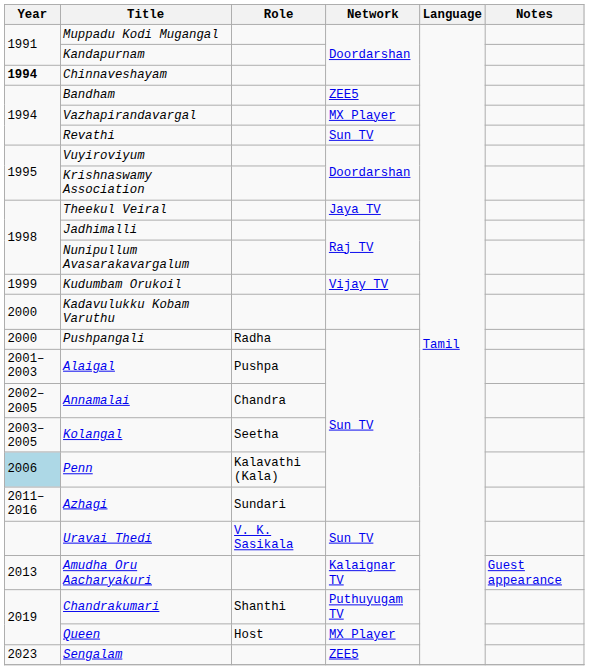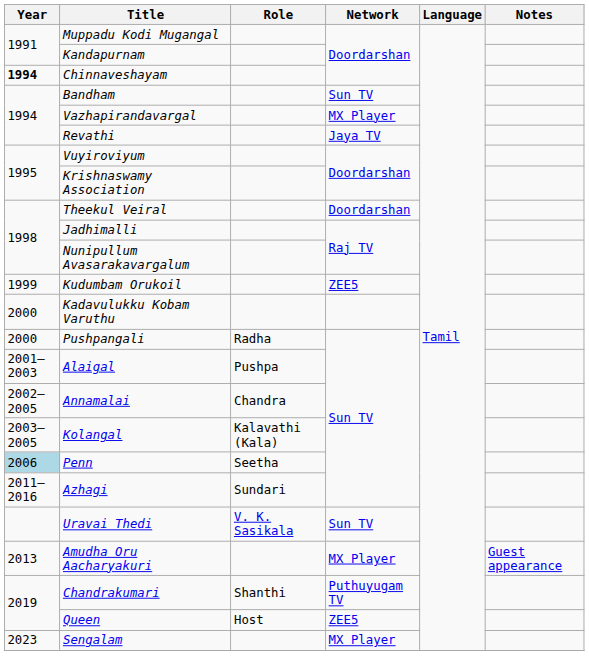(344, 95) ZEE5 -> (351, 95) Sun TV
(351, 135) Sun TV -> (355, 135) Jaya TV
(355, 210) Jaya TV -> (370, 210) Doordarshan
(359, 285) Vijay TV -> (343, 285) ZEE5
(256, 435) Seetha -> (267, 435) Kalavathi (Kala)
(267, 469) Kalavathi (Kala) -> (256, 462) Seetha
(362, 573) Kalaignar TV -> (362, 558) MX Player
(362, 634) MX Player -> (343, 620) ZEE5
(344, 654) ZEE5 -> (362, 640) MX Player
